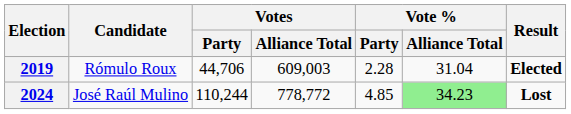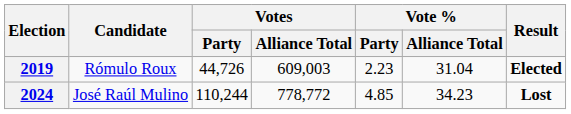(222, 69) 44,706 -> (222, 69) 44,726
(379, 69) 2.28 -> (379, 69) 2.23
(454, 95) lightgreen background -> (454, 95) no background
